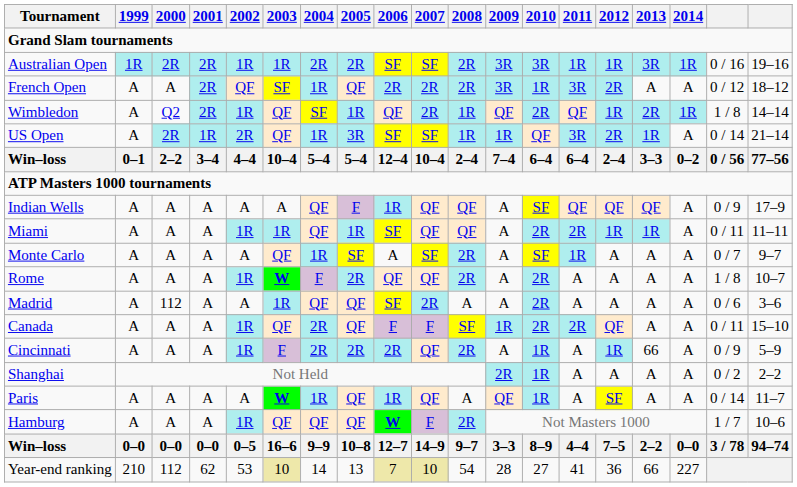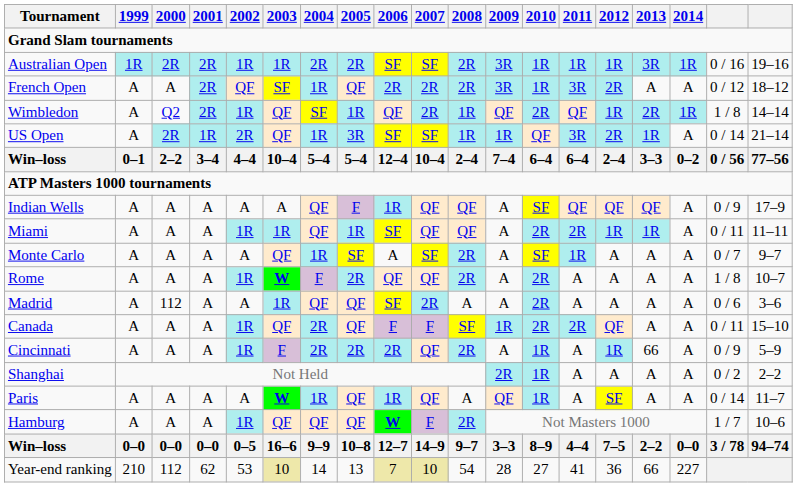(541, 64) 3R -> (541, 64) 1R
